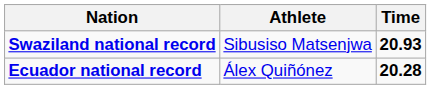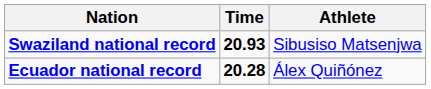columns swapped: (298, 17) <-> (401, 17)
